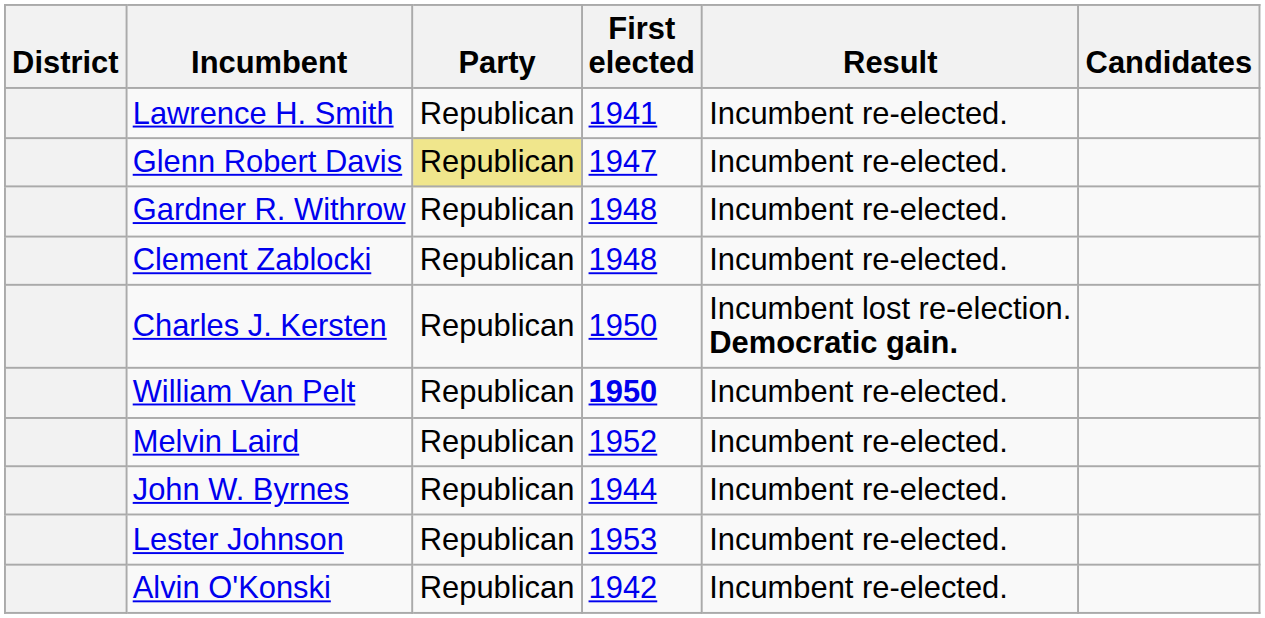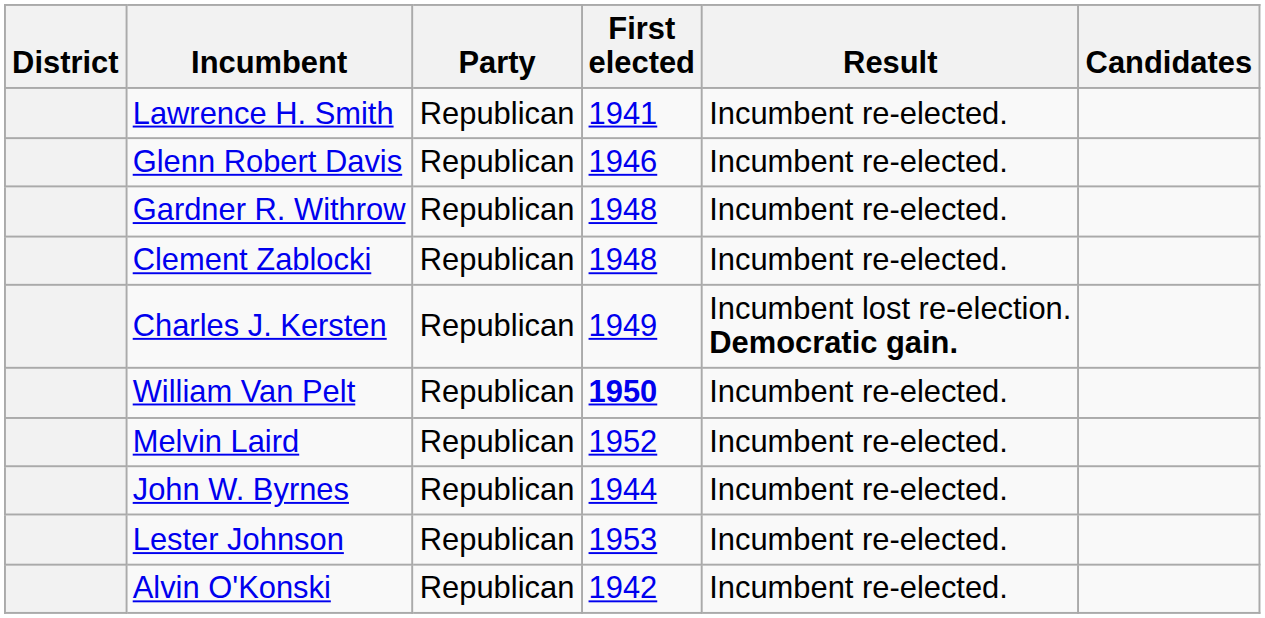(497, 161) khaki background -> (497, 161) no background
(623, 161) 1947 -> (623, 161) 1946
(623, 325) 1950 -> (623, 325) 1949
